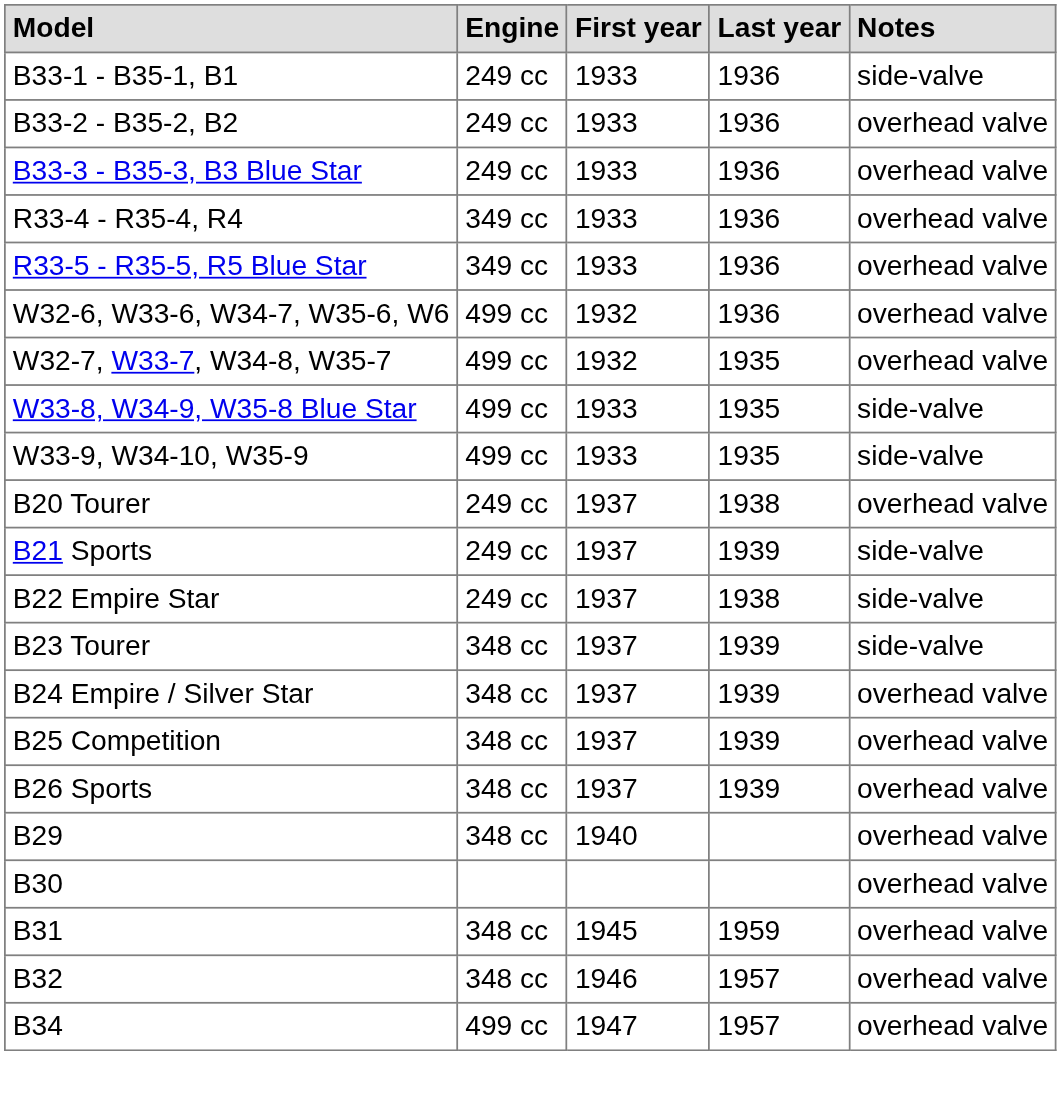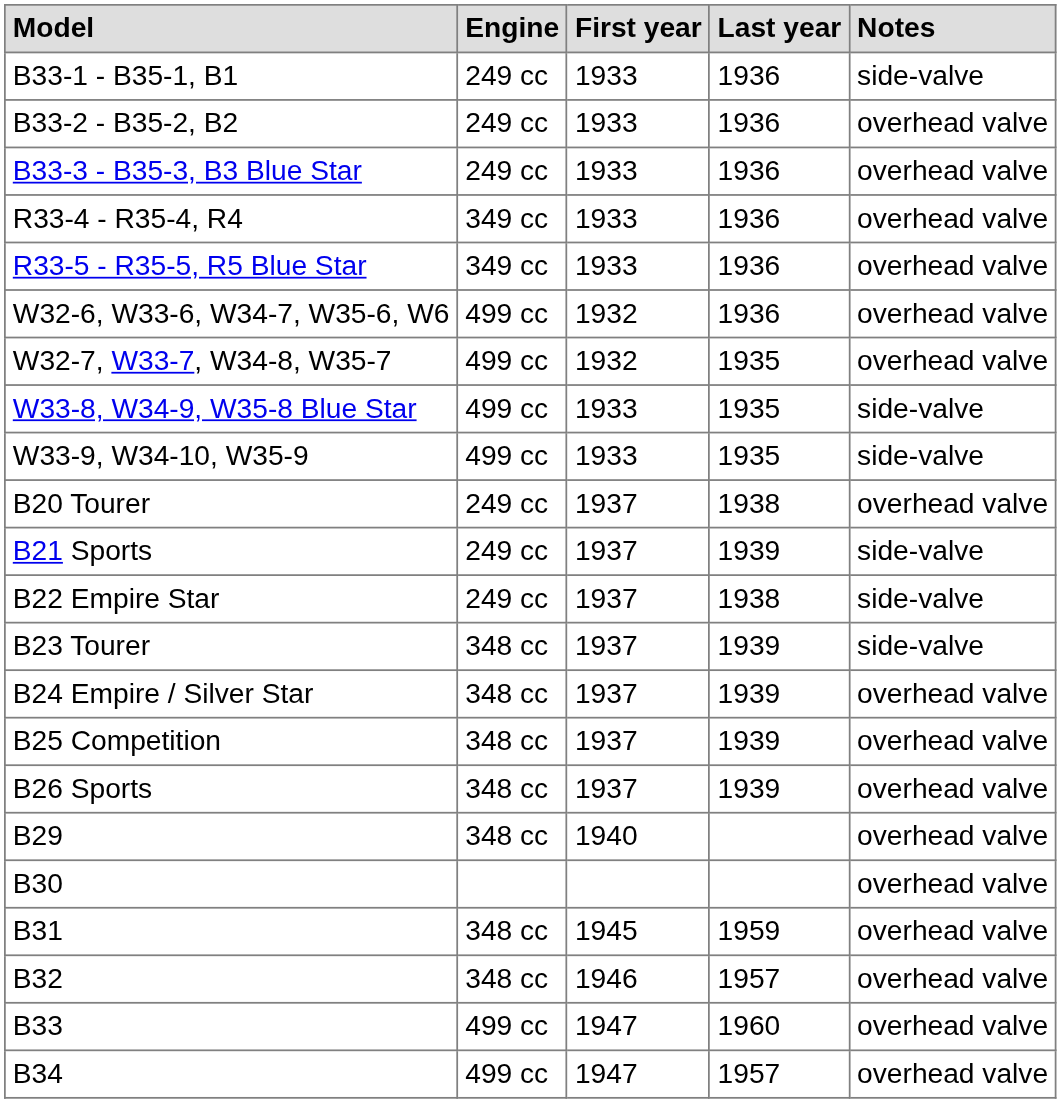+ row: (38, 1026)
